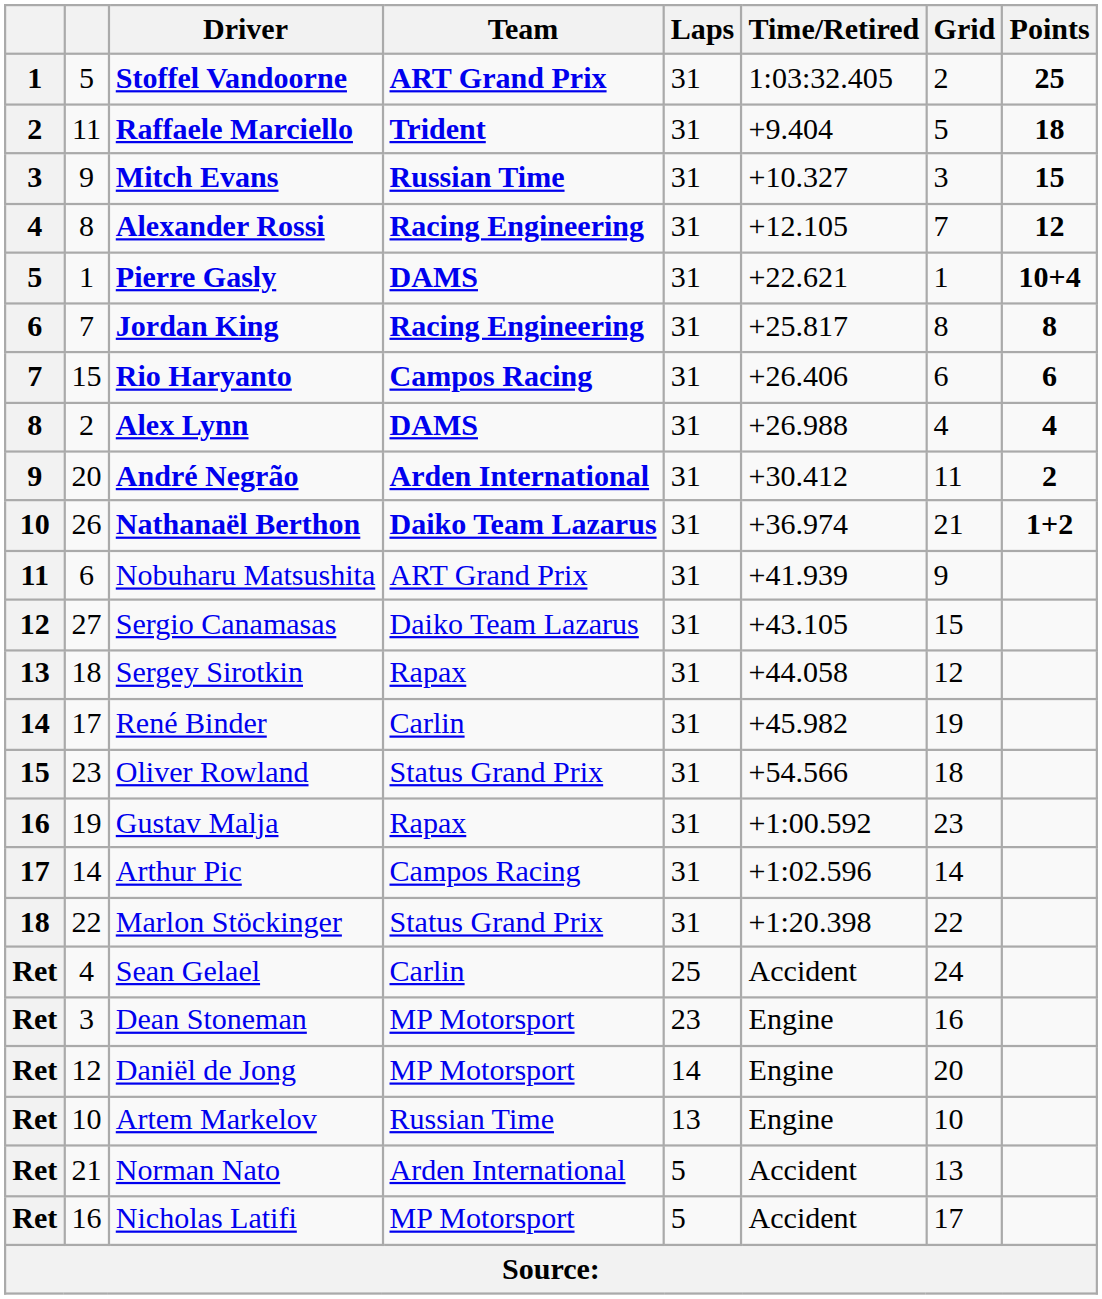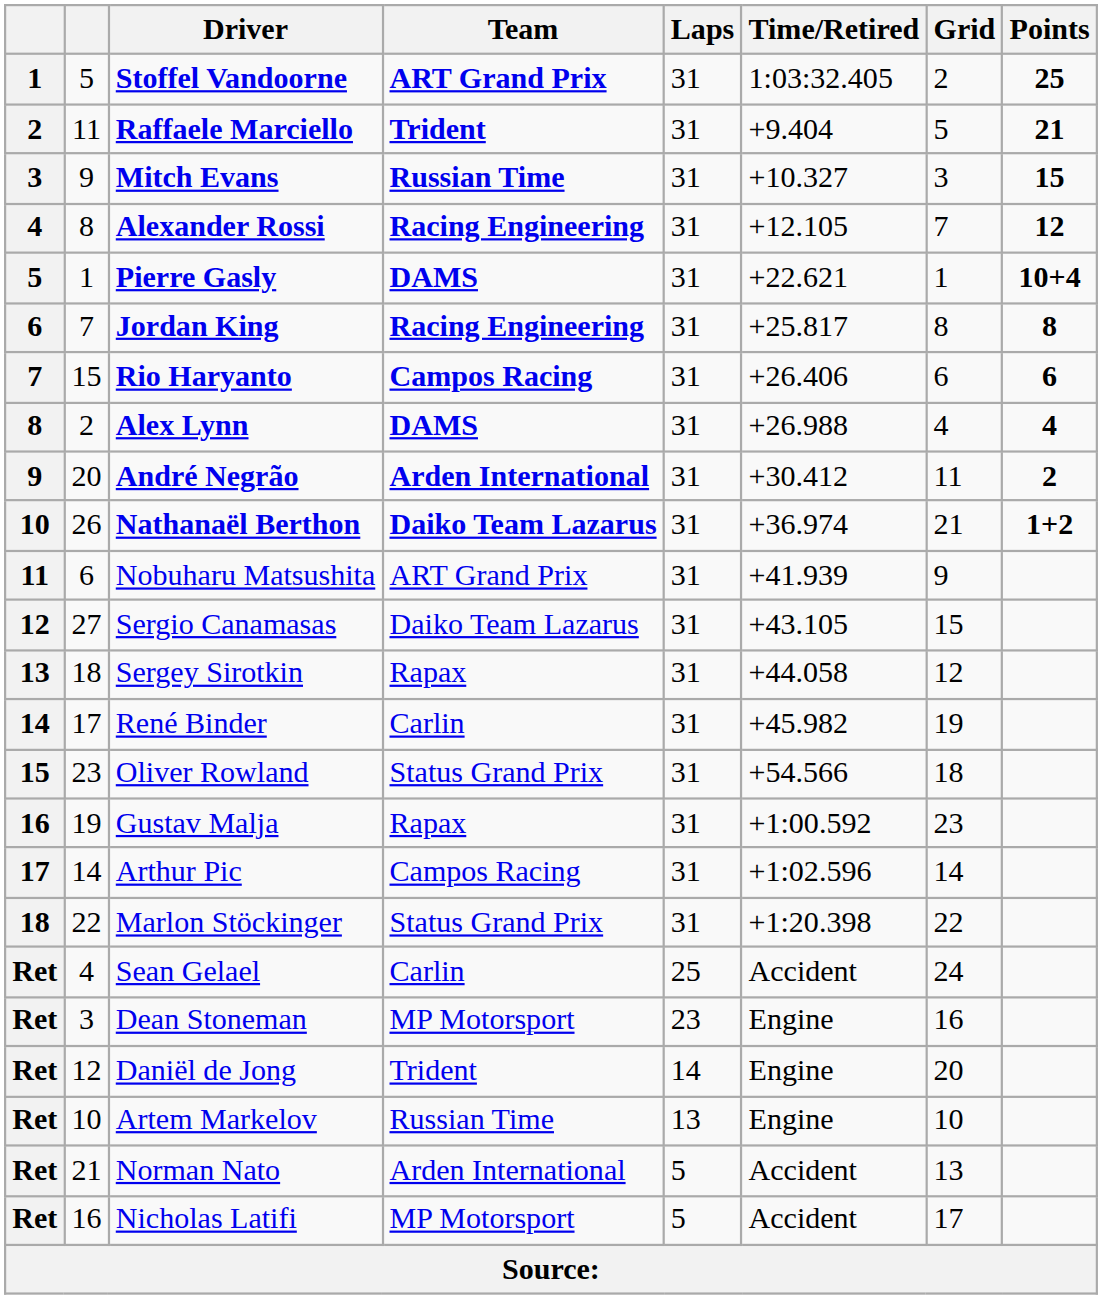(1050, 128) 18 -> (1050, 128) 21
(482, 1070) MP Motorsport -> (433, 1070) Trident
